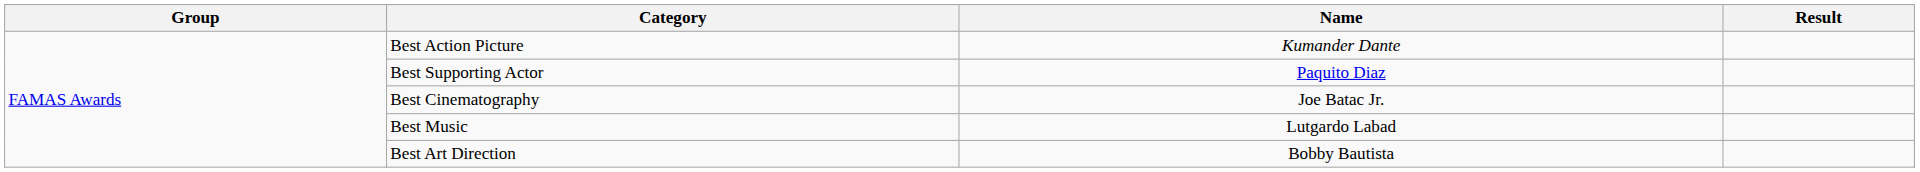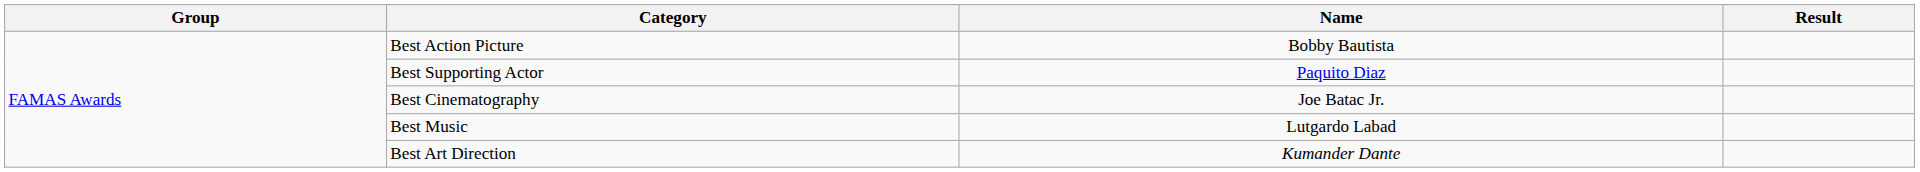(1341, 45) Kumander Dante -> (1341, 45) Bobby Bautista
(1341, 153) Bobby Bautista -> (1341, 153) Kumander Dante
